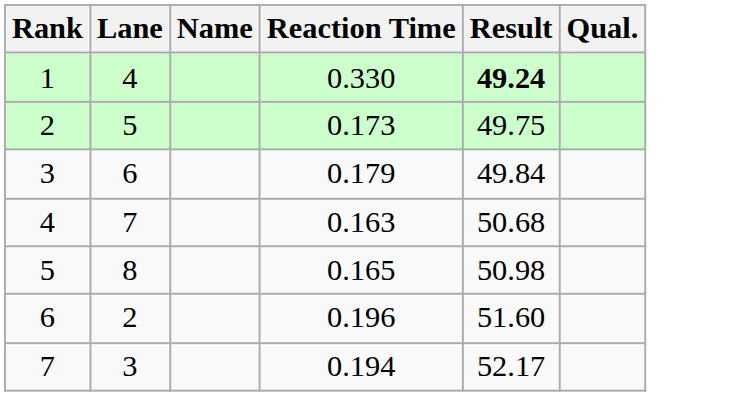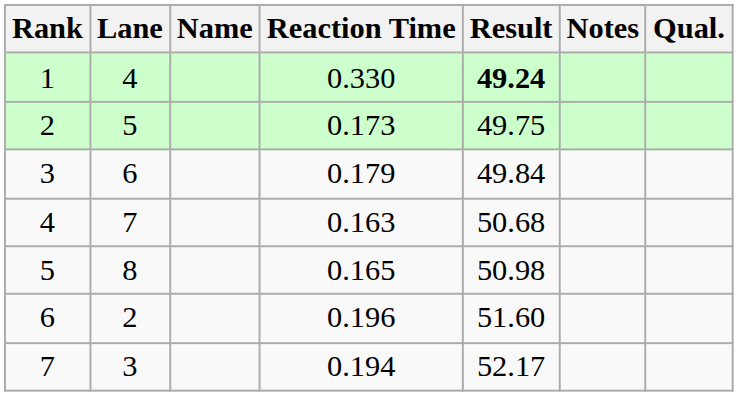+ column: (603, 28)
